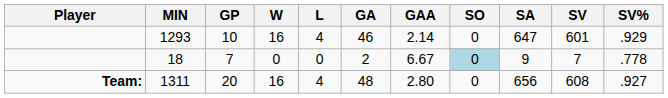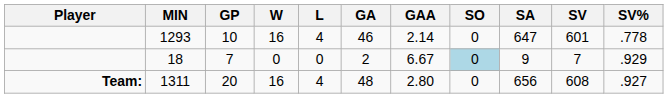(633, 37) .929 -> (633, 37) .778
(633, 59) .778 -> (633, 59) .929
